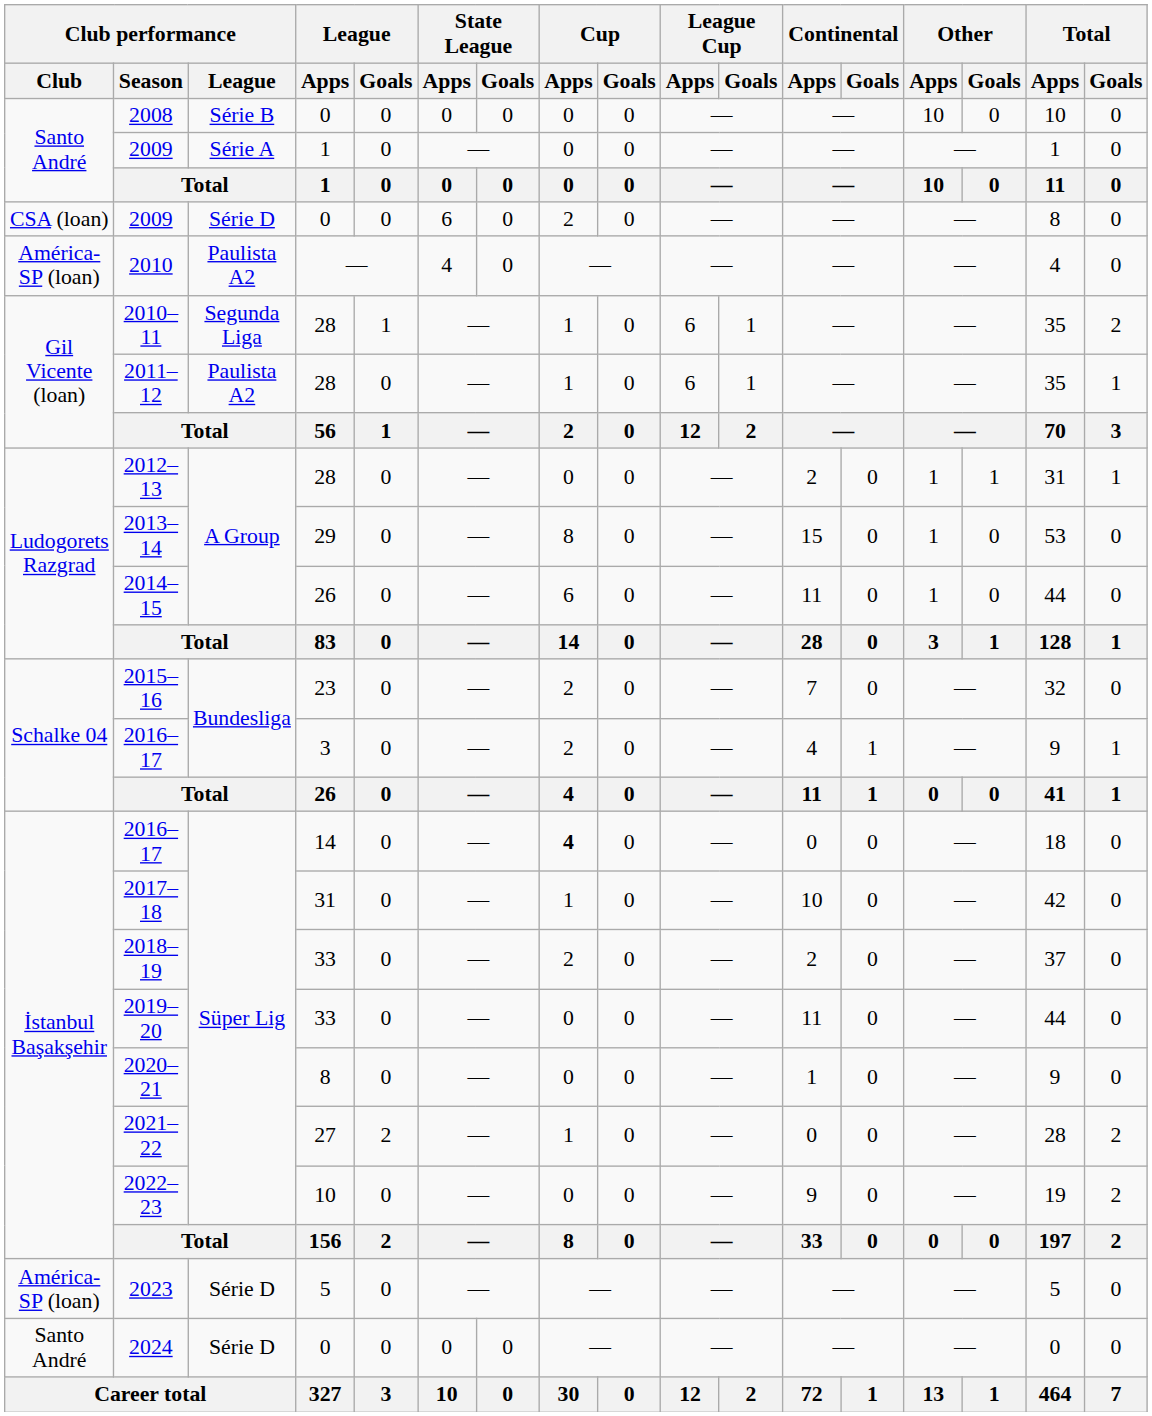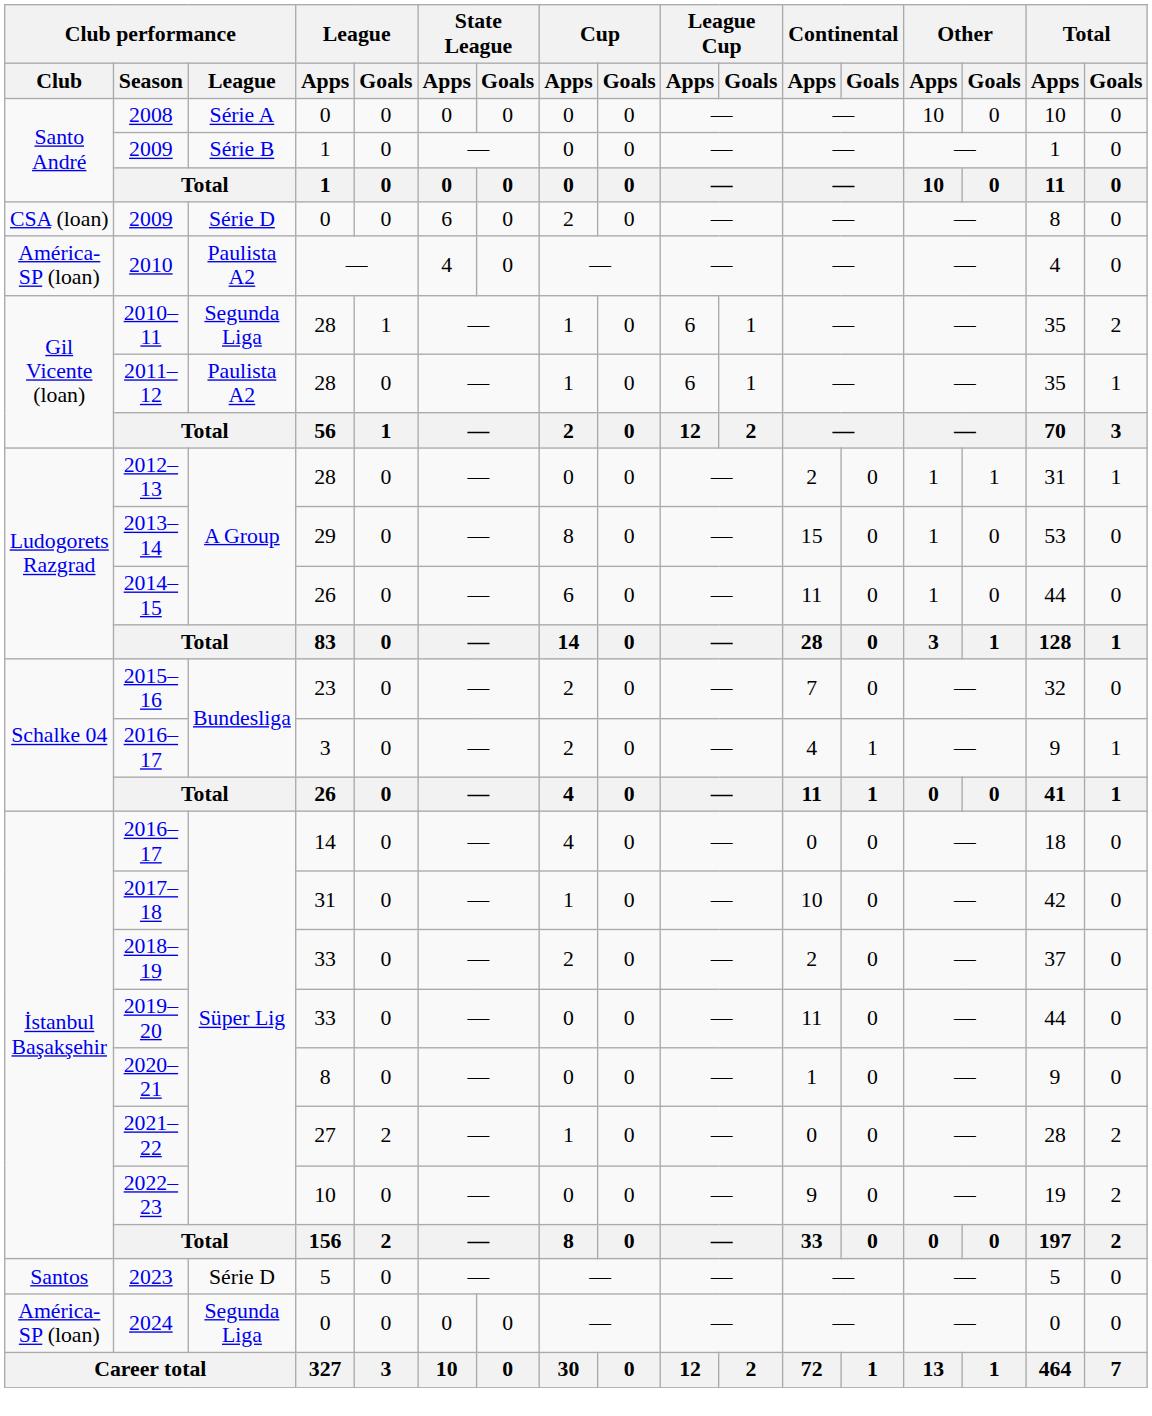(242, 115) Série B -> (242, 115) Série A
(242, 149) Série A -> (242, 149) Série B
(568, 840) bold -> (568, 840) normal
(59, 1288) América-SP (loan) -> (59, 1276) Santos
(59, 1347) Santo André -> (59, 1322) América-SP (loan)
(242, 1347) Série D -> (242, 1322) Segunda Liga
